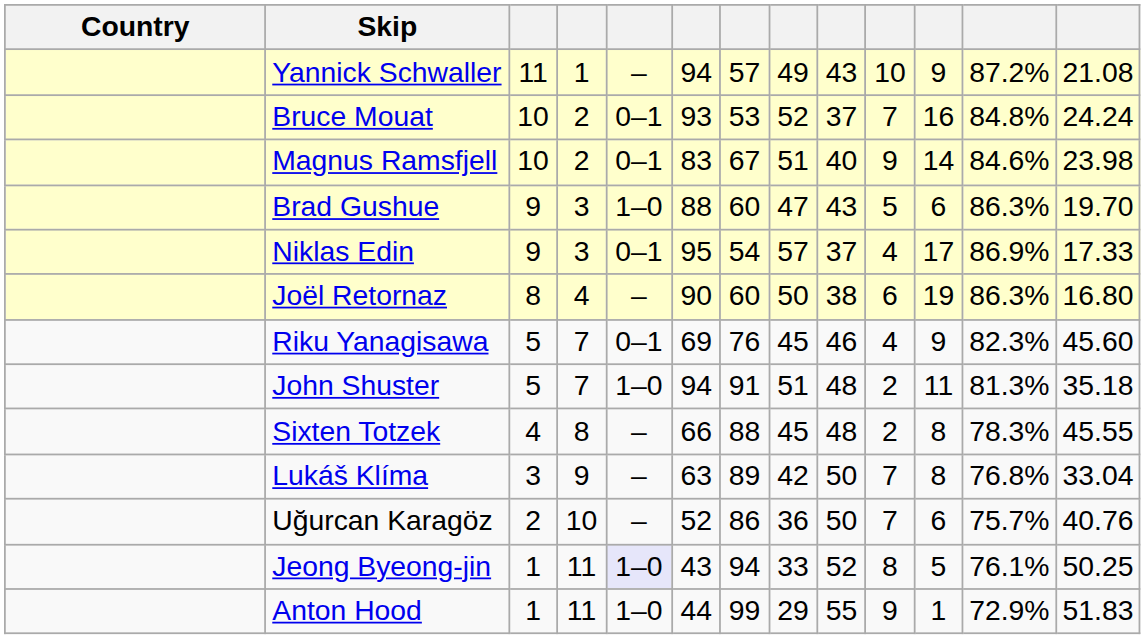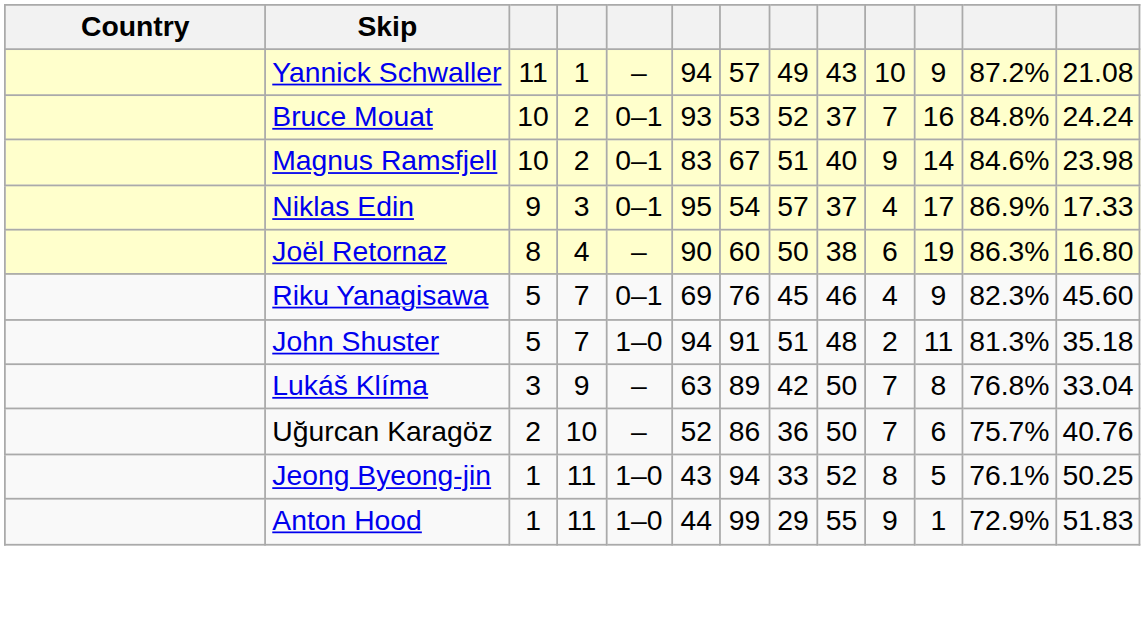- row: (356, 206)
- row: (356, 431)
(639, 565) lavender background -> (639, 476) no background
